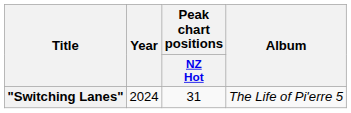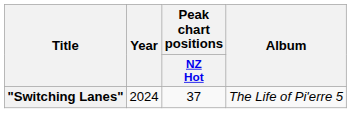(194, 97) 31 -> (194, 97) 37
